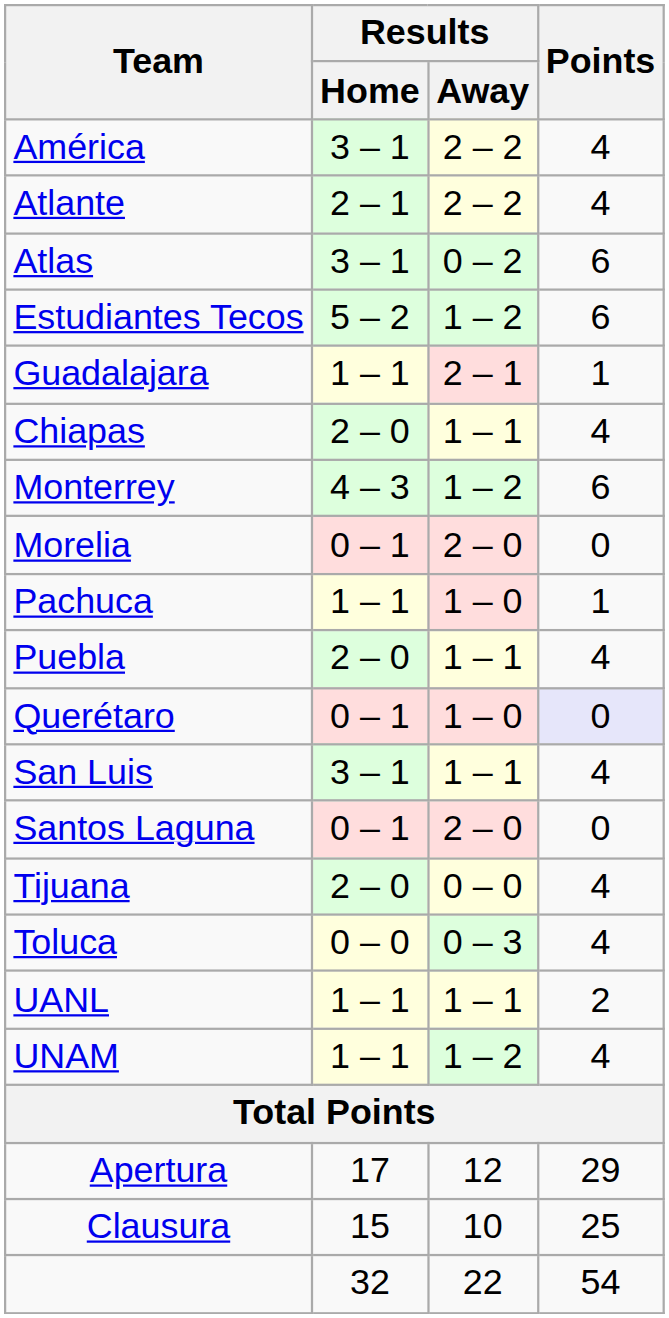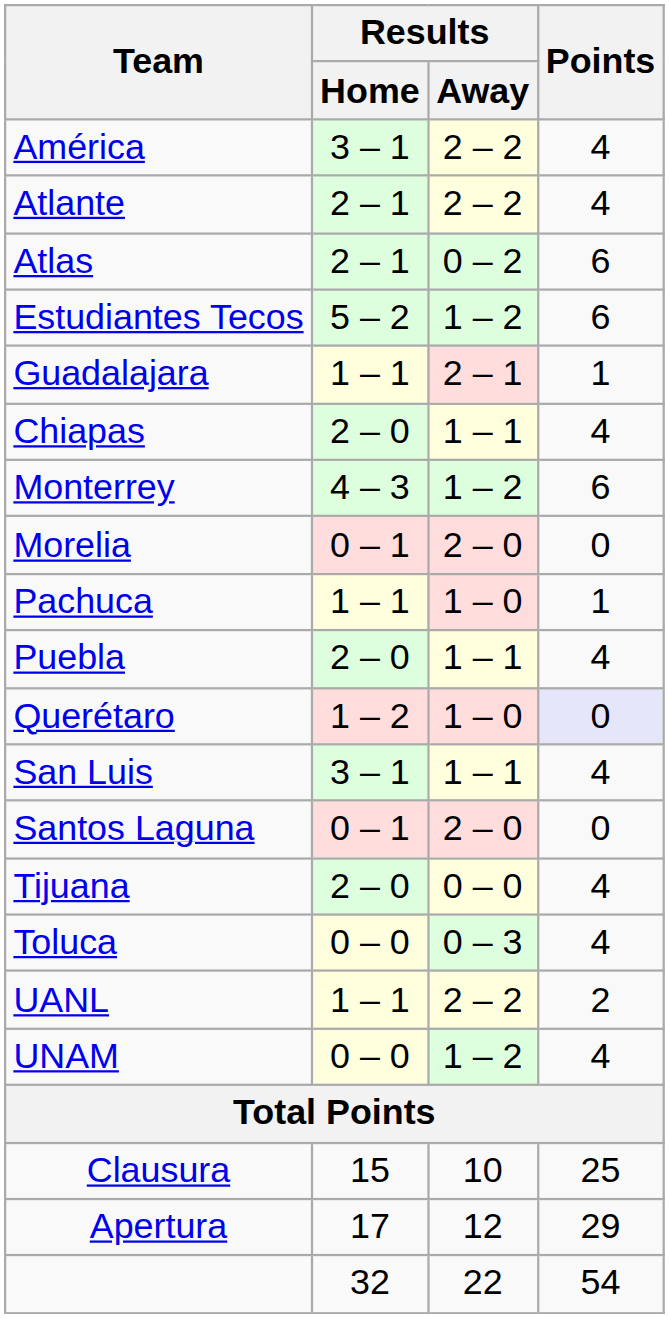(370, 260) 3 – 1 -> (370, 260) 2 – 1
(370, 714) 0 – 1 -> (370, 714) 1 – 2
(483, 999) 1 – 1 -> (483, 999) 2 – 2
(370, 1056) 1 – 1 -> (370, 1056) 0 – 0
rows swapped: (158, 1169) <-> (158, 1226)
